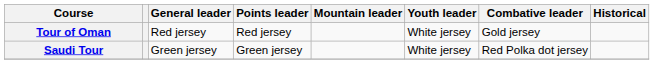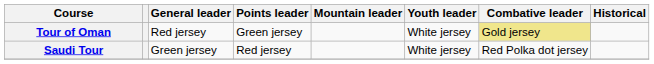(272, 32) Red jersey -> (272, 32) Green jersey
(535, 32) no background -> (535, 32) khaki background
(272, 50) Green jersey -> (272, 50) Red jersey
